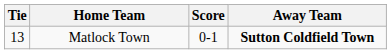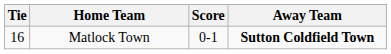(17, 37) 13 -> (17, 37) 16
